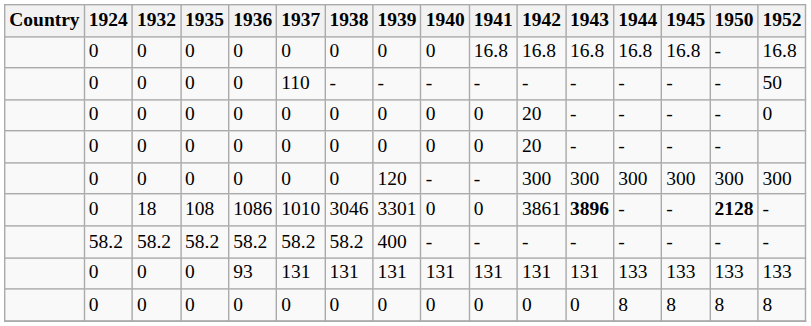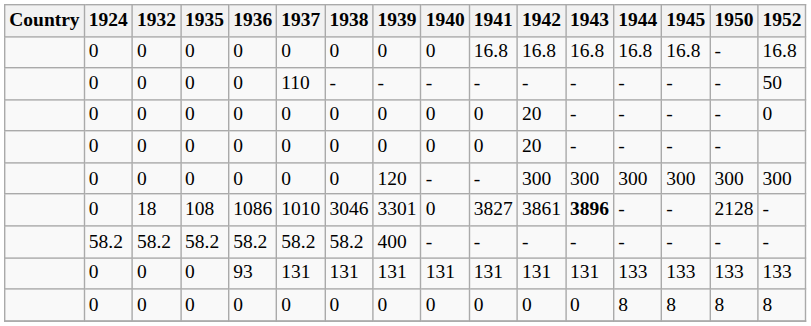(479, 209) 0 -> (493, 209) 3827
(734, 209) bold -> (734, 209) normal
